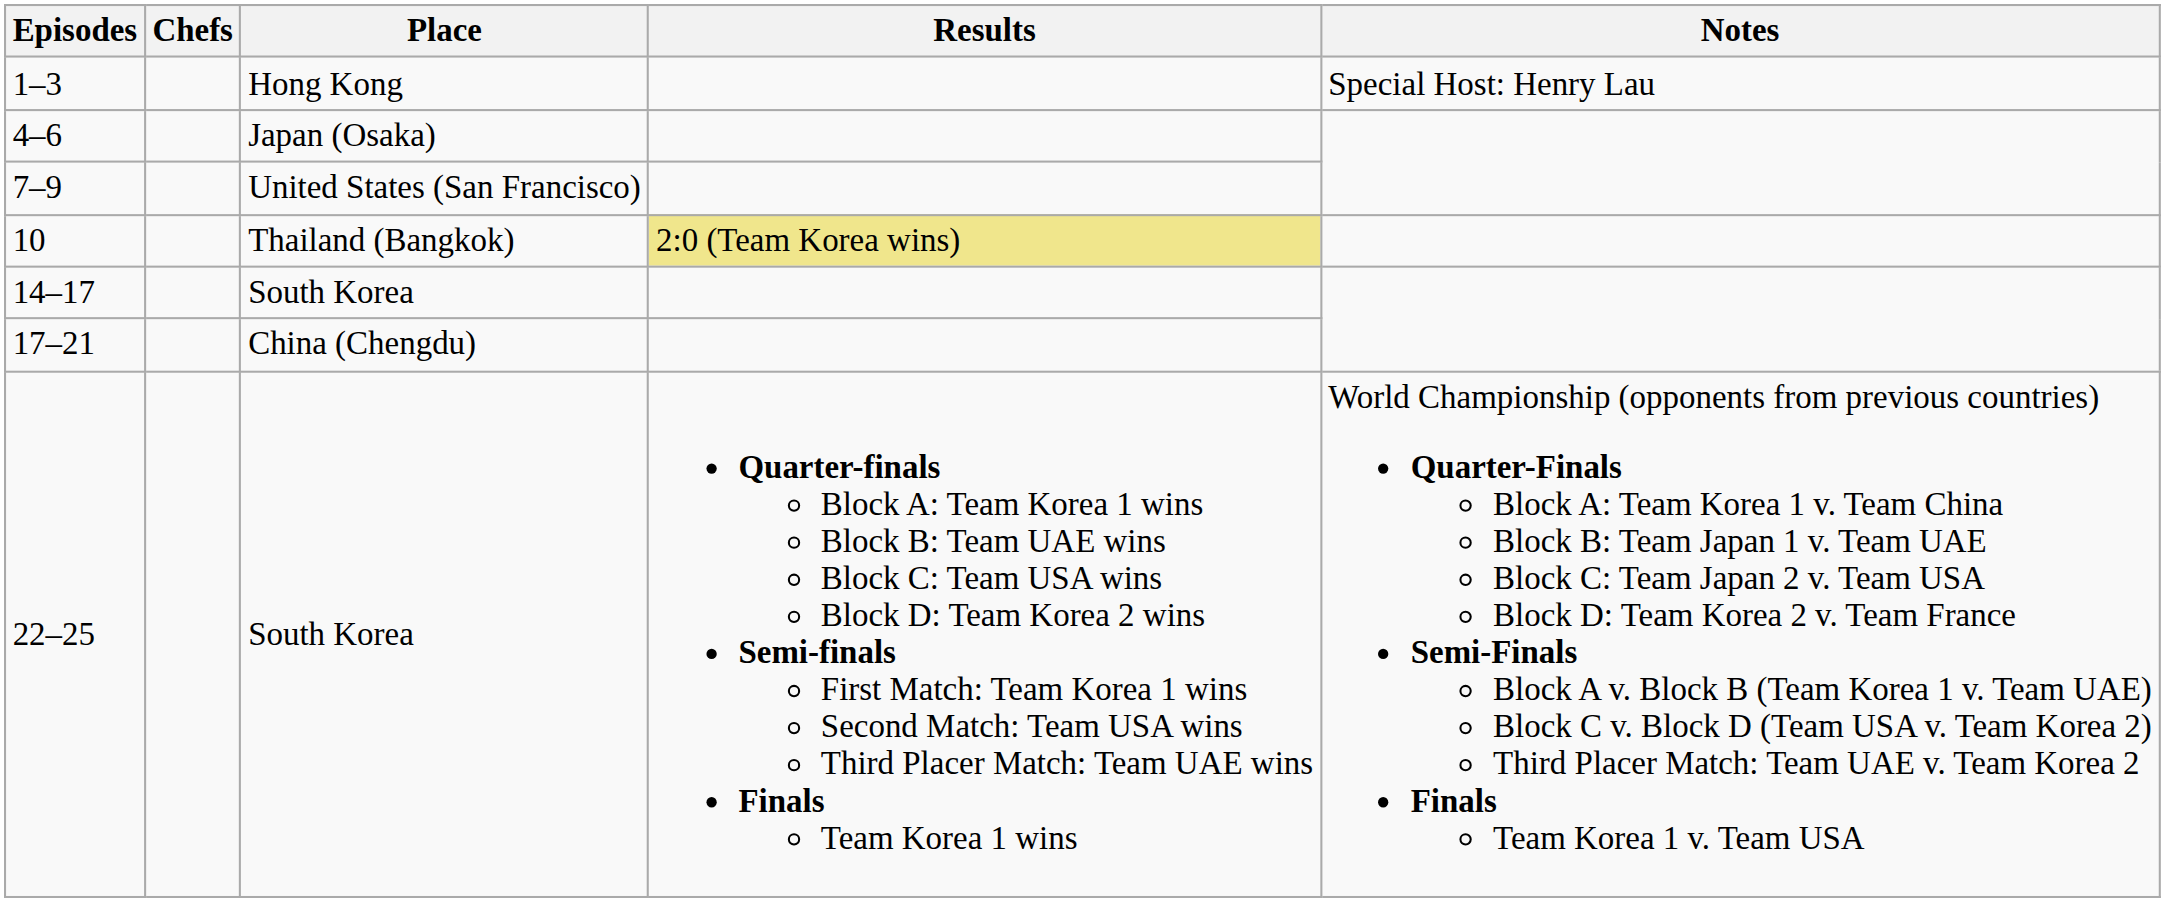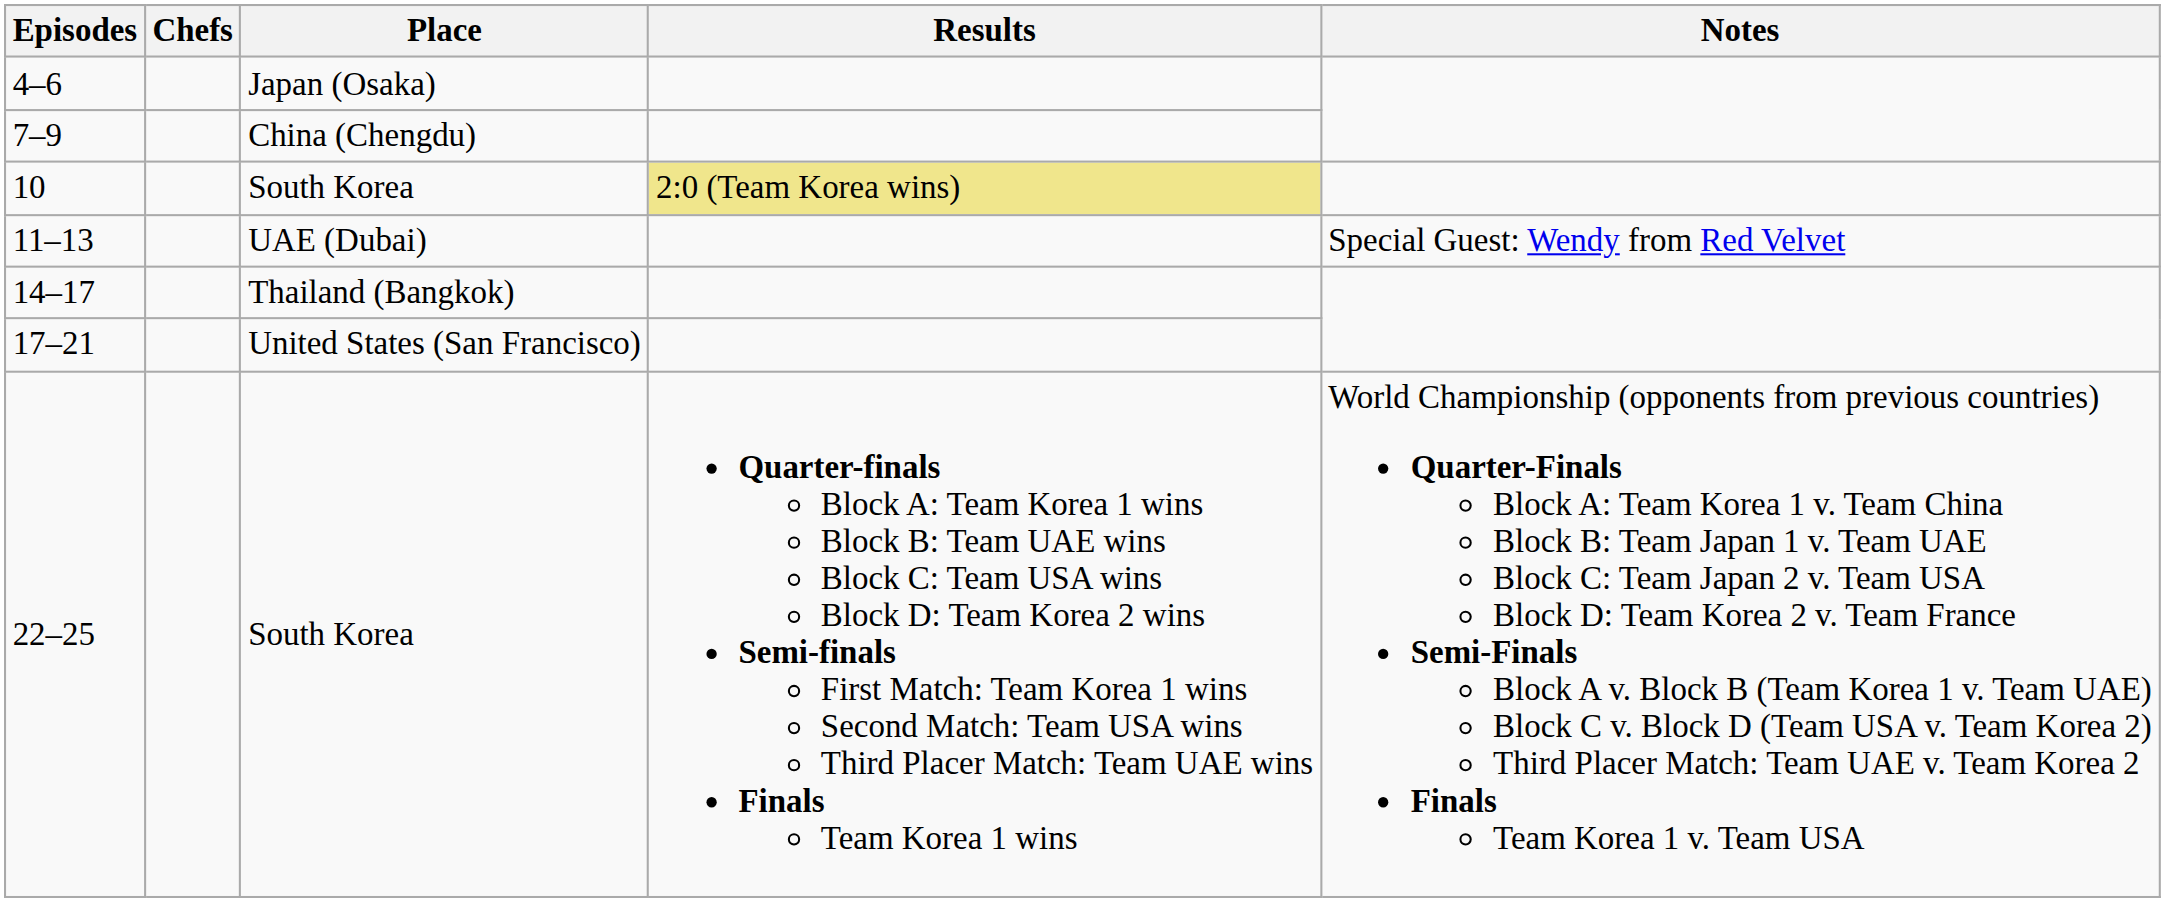- row: (37, 82)
(444, 187) United States (San Francisco) -> (362, 135) China (Chengdu)
(381, 239) Thailand (Bangkok) -> (331, 187) South Korea
+ row: (53, 239)
(331, 291) South Korea -> (381, 291) Thailand (Bangkok)
(362, 344) China (Chengdu) -> (444, 344) United States (San Francisco)
